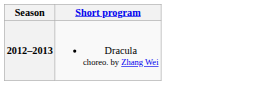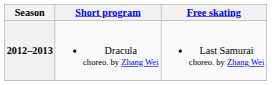+ column: (214, 12)
